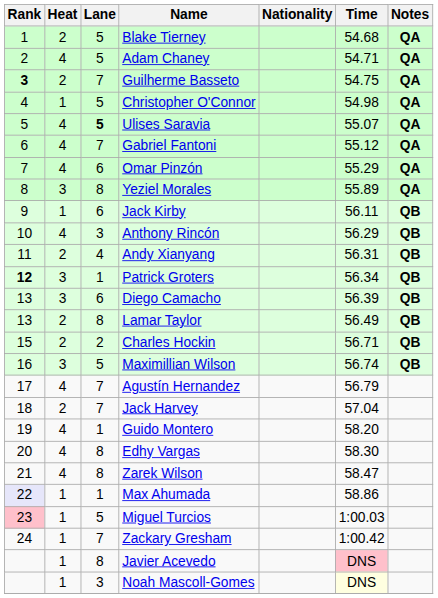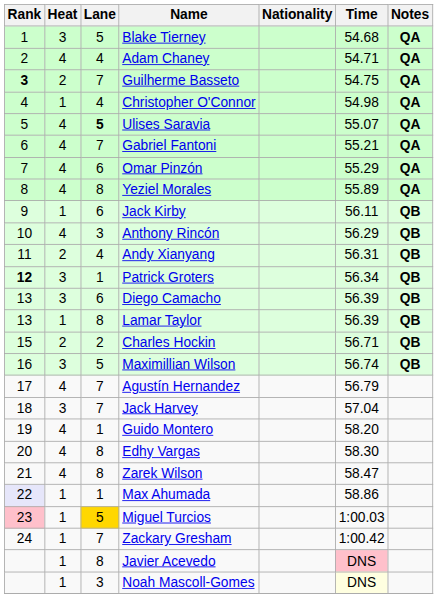(63, 37) 2 -> (63, 37) 3
(100, 59) 5 -> (100, 59) 4
(100, 102) 5 -> (100, 102) 4
(362, 146) 55.12 -> (362, 146) 55.21
(63, 189) 3 -> (63, 189) 4
(63, 320) 2 -> (63, 320) 1
(362, 320) 56.49 -> (362, 320) 56.39
(63, 408) 2 -> (63, 408) 3
(100, 517) no background -> (100, 517) gold background
